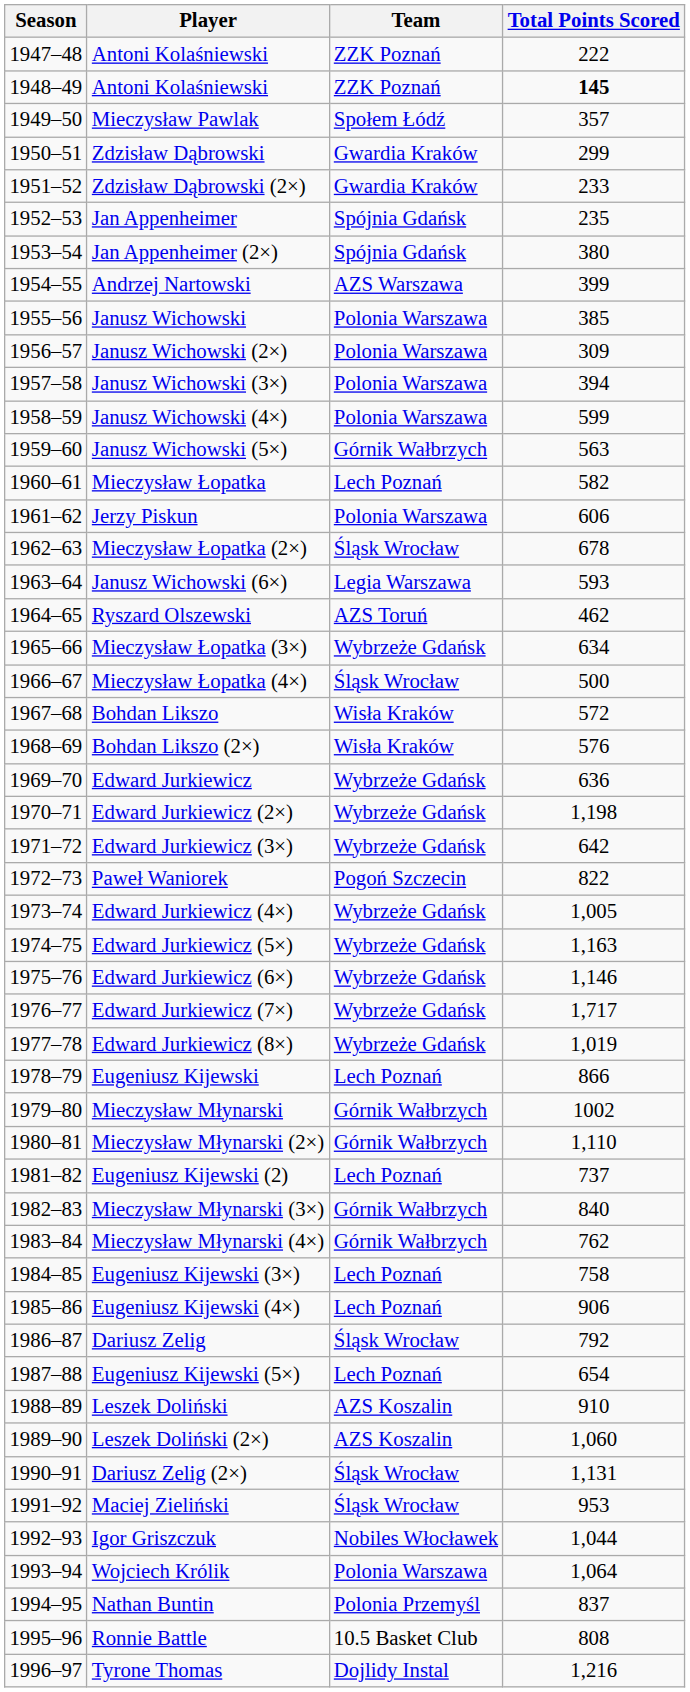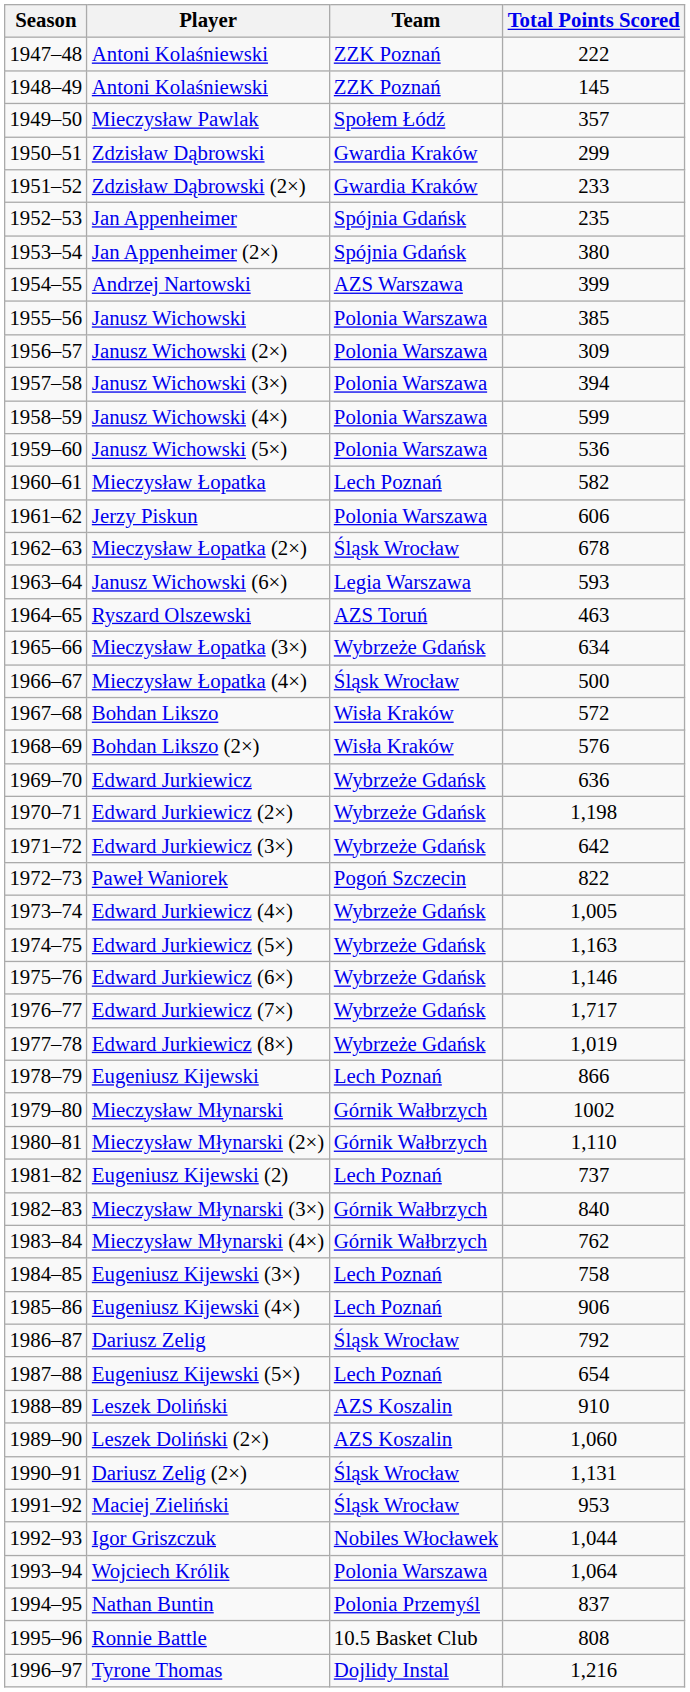(594, 86) bold -> (594, 86) normal
(410, 449) Górnik Wałbrzych -> (410, 449) Polonia Warszawa
(594, 449) 563 -> (594, 449) 536
(594, 614) 462 -> (594, 614) 463
